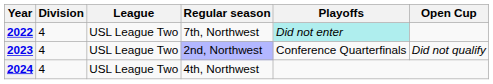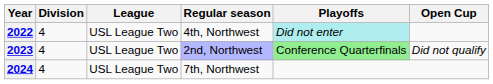(221, 32) 7th, Northwest -> (221, 32) 4th, Northwest
(341, 50) no background -> (341, 50) lightgreen background
(221, 69) 4th, Northwest -> (221, 69) 7th, Northwest
